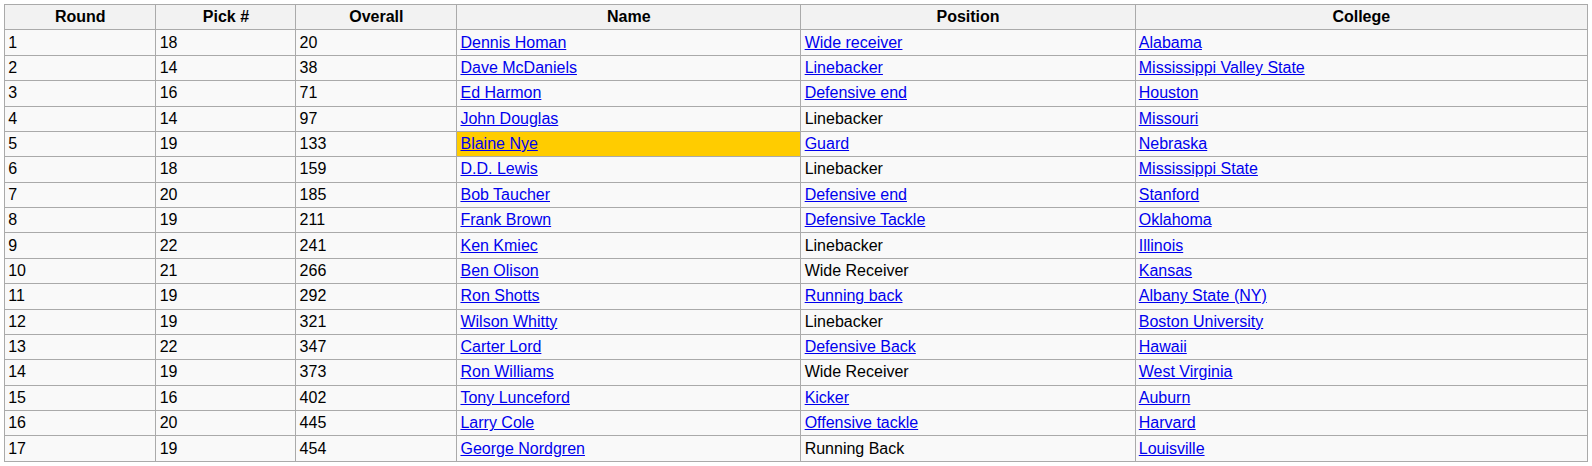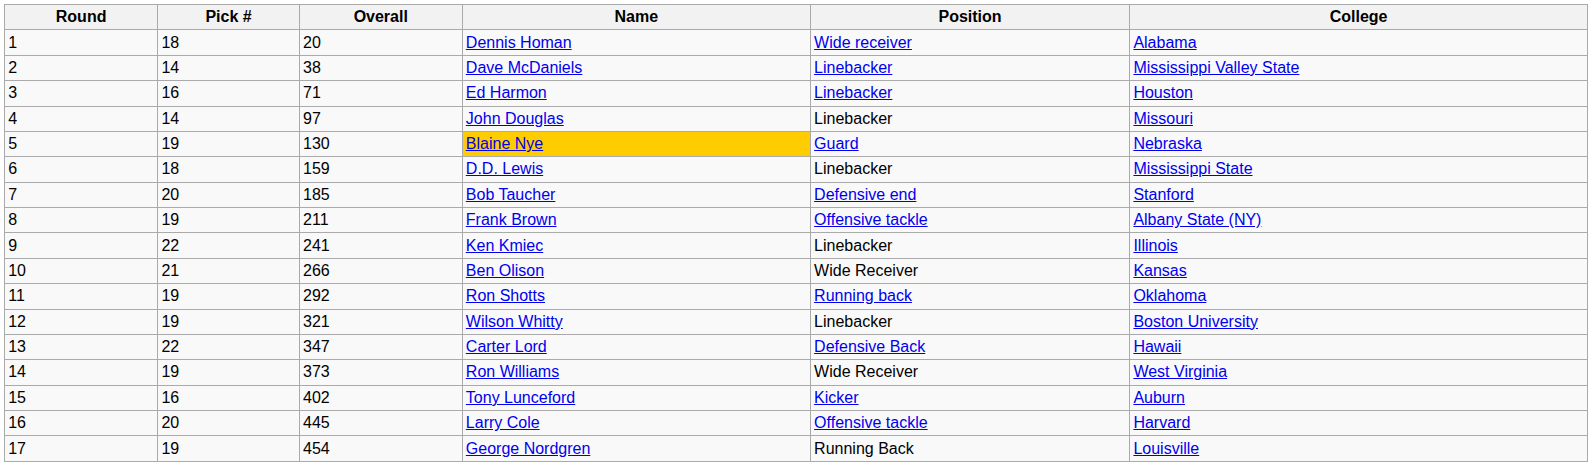(856, 93) Defensive end -> (853, 93) Linebacker
(313, 144) 133 -> (316, 144) 130
(865, 220) Defensive Tackle -> (871, 220) Offensive tackle
(1175, 220) Oklahoma -> (1197, 220) Albany State (NY)
(1203, 296) Albany State (NY) -> (1170, 296) Oklahoma
